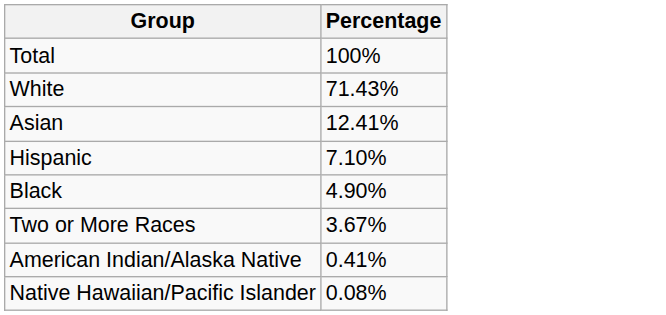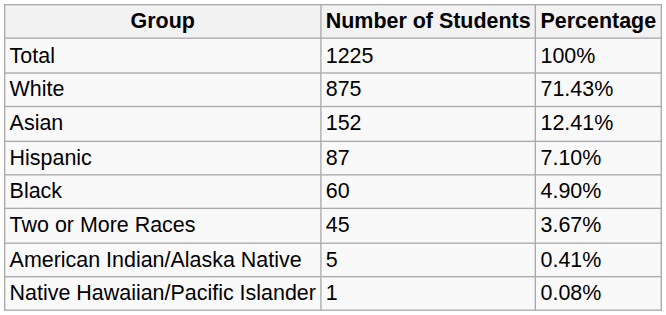+ column: (428, 21)
